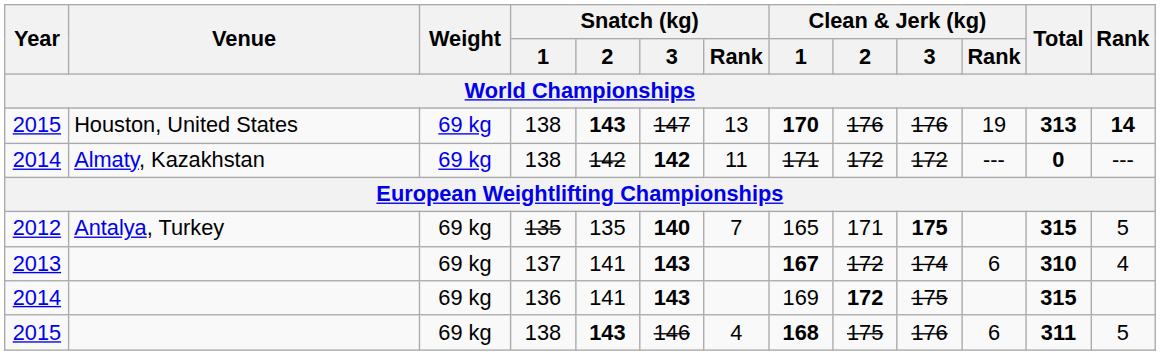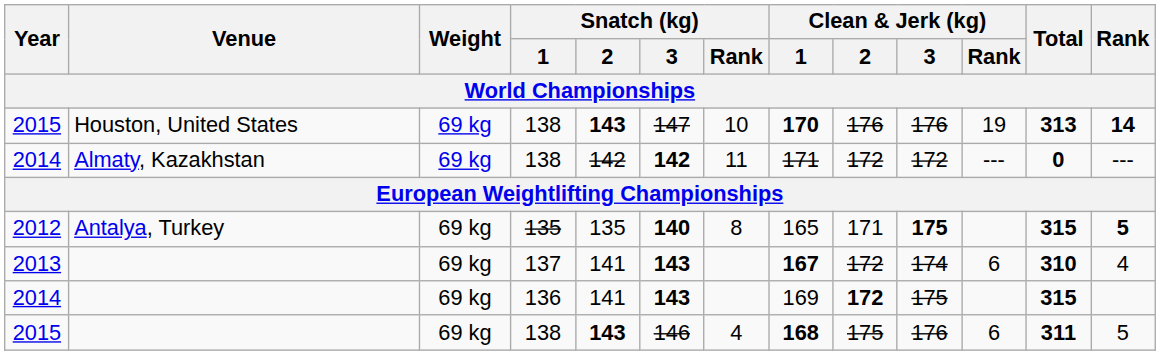(736, 125) 13 -> (736, 125) 10
(736, 228) 7 -> (736, 228) 8
(1123, 228) normal -> (1123, 228) bold
